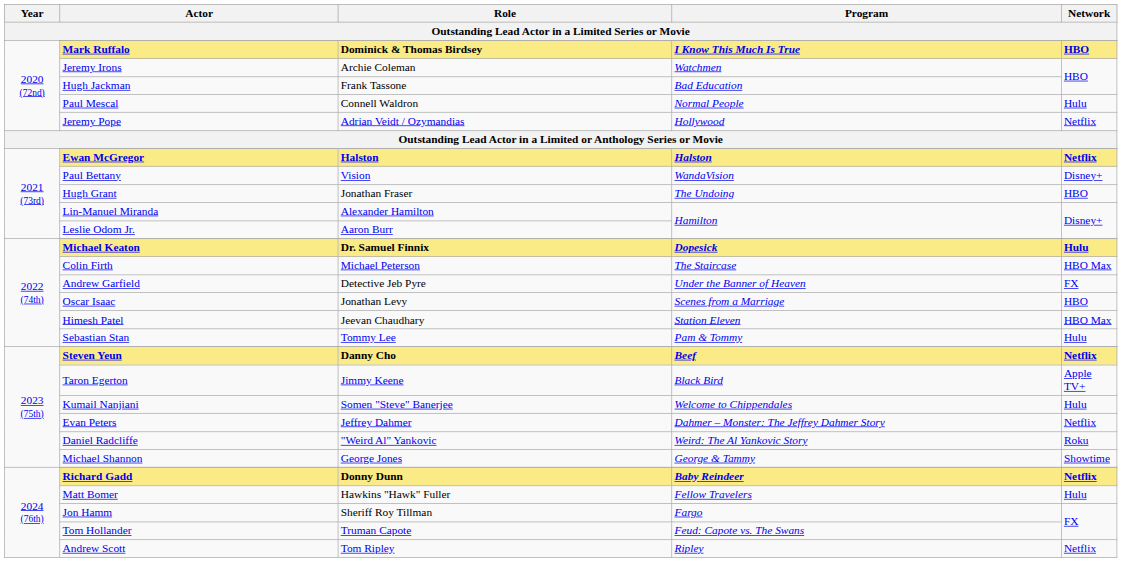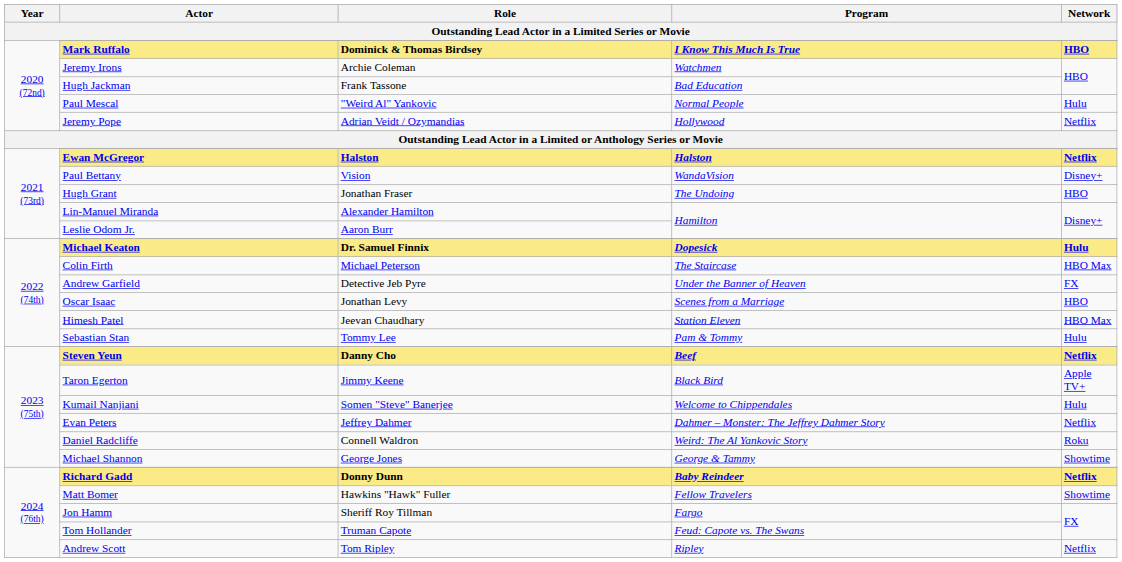(379, 103) Connell Waldron -> (389, 103) "Weird Al" Yankovic
(389, 440) "Weird Al" Yankovic -> (379, 440) Connell Waldron
(1075, 494) Hulu -> (1087, 494) Showtime
